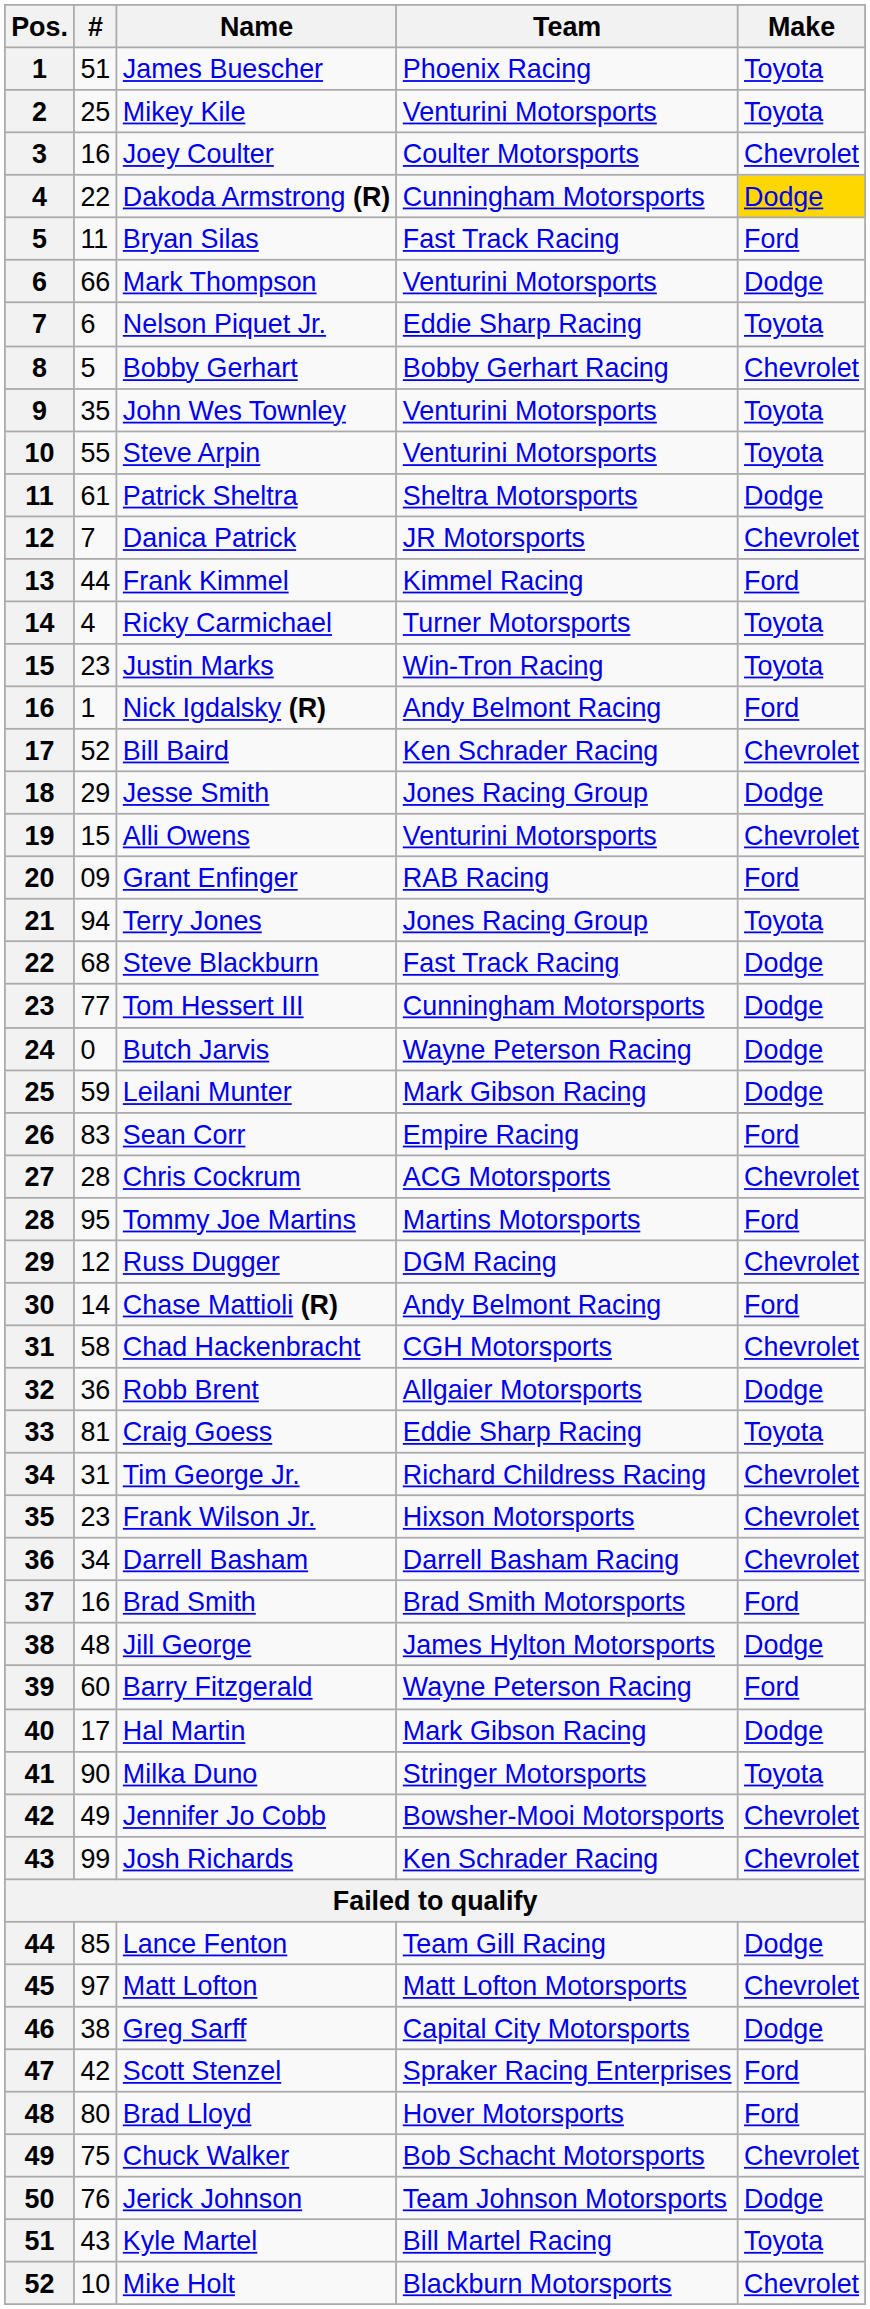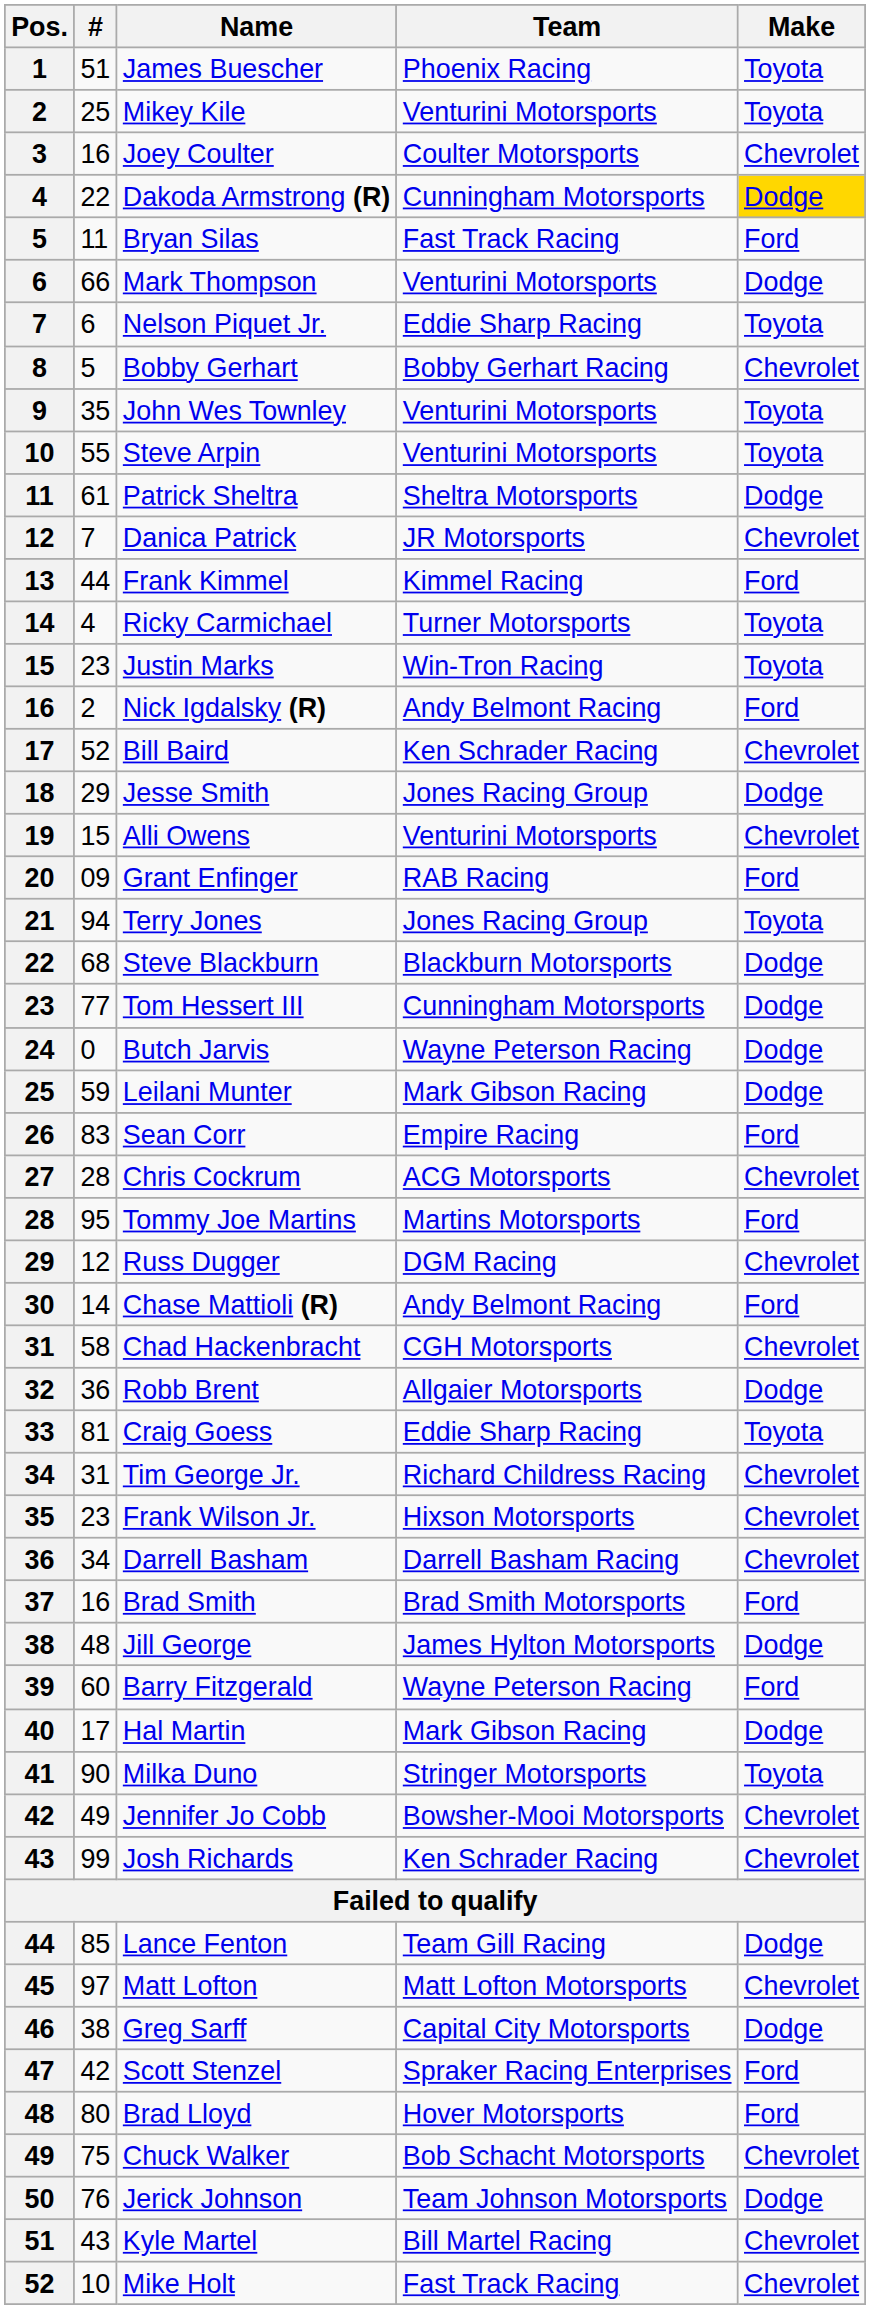(88, 708) 1 -> (88, 708) 2
(511, 963) Fast Track Racing -> (537, 963) Blackburn Motorsports
(784, 2241) Toyota -> (802, 2241) Chevrolet
(537, 2284) Blackburn Motorsports -> (511, 2284) Fast Track Racing
